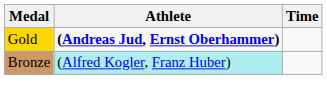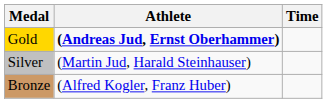+ row: (25, 62)
(144, 62) paleturquoise background -> (144, 86) no background
